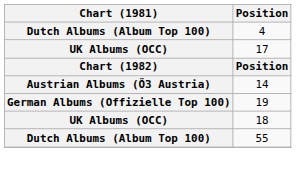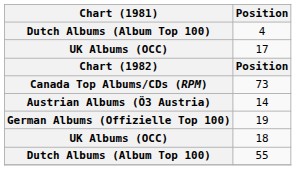+ row: (262, 85)
